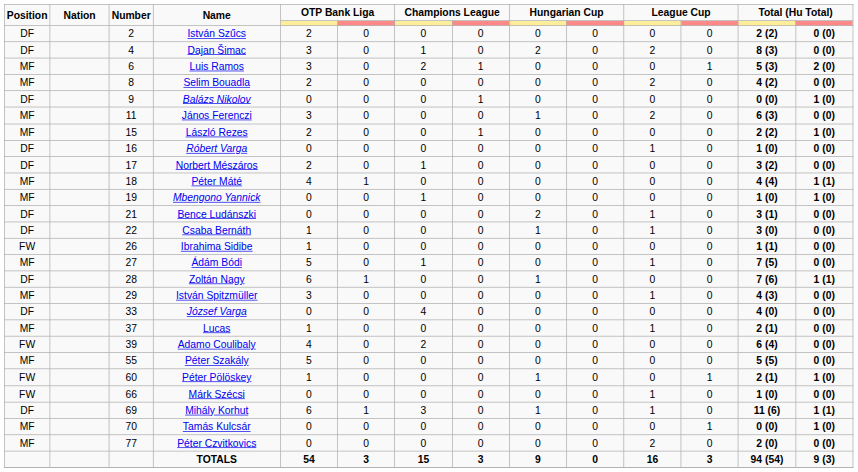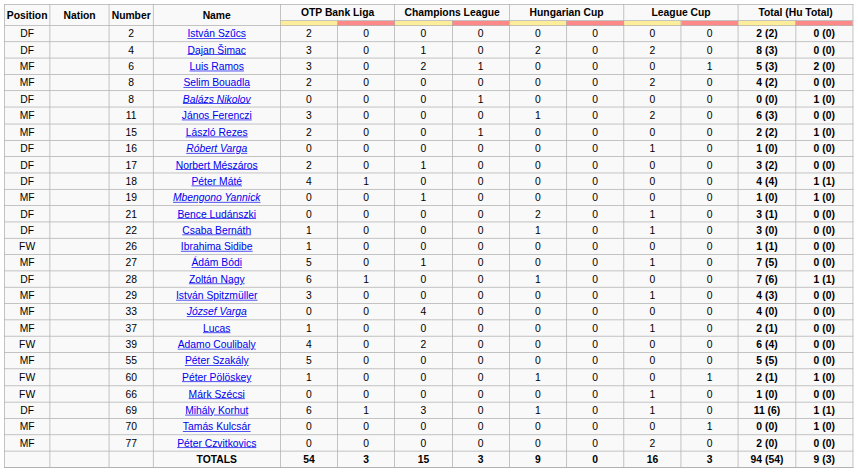(131, 99) 9 -> (131, 99) 8
(27, 181) MF -> (27, 181) DF
(27, 312) DF -> (27, 312) MF
